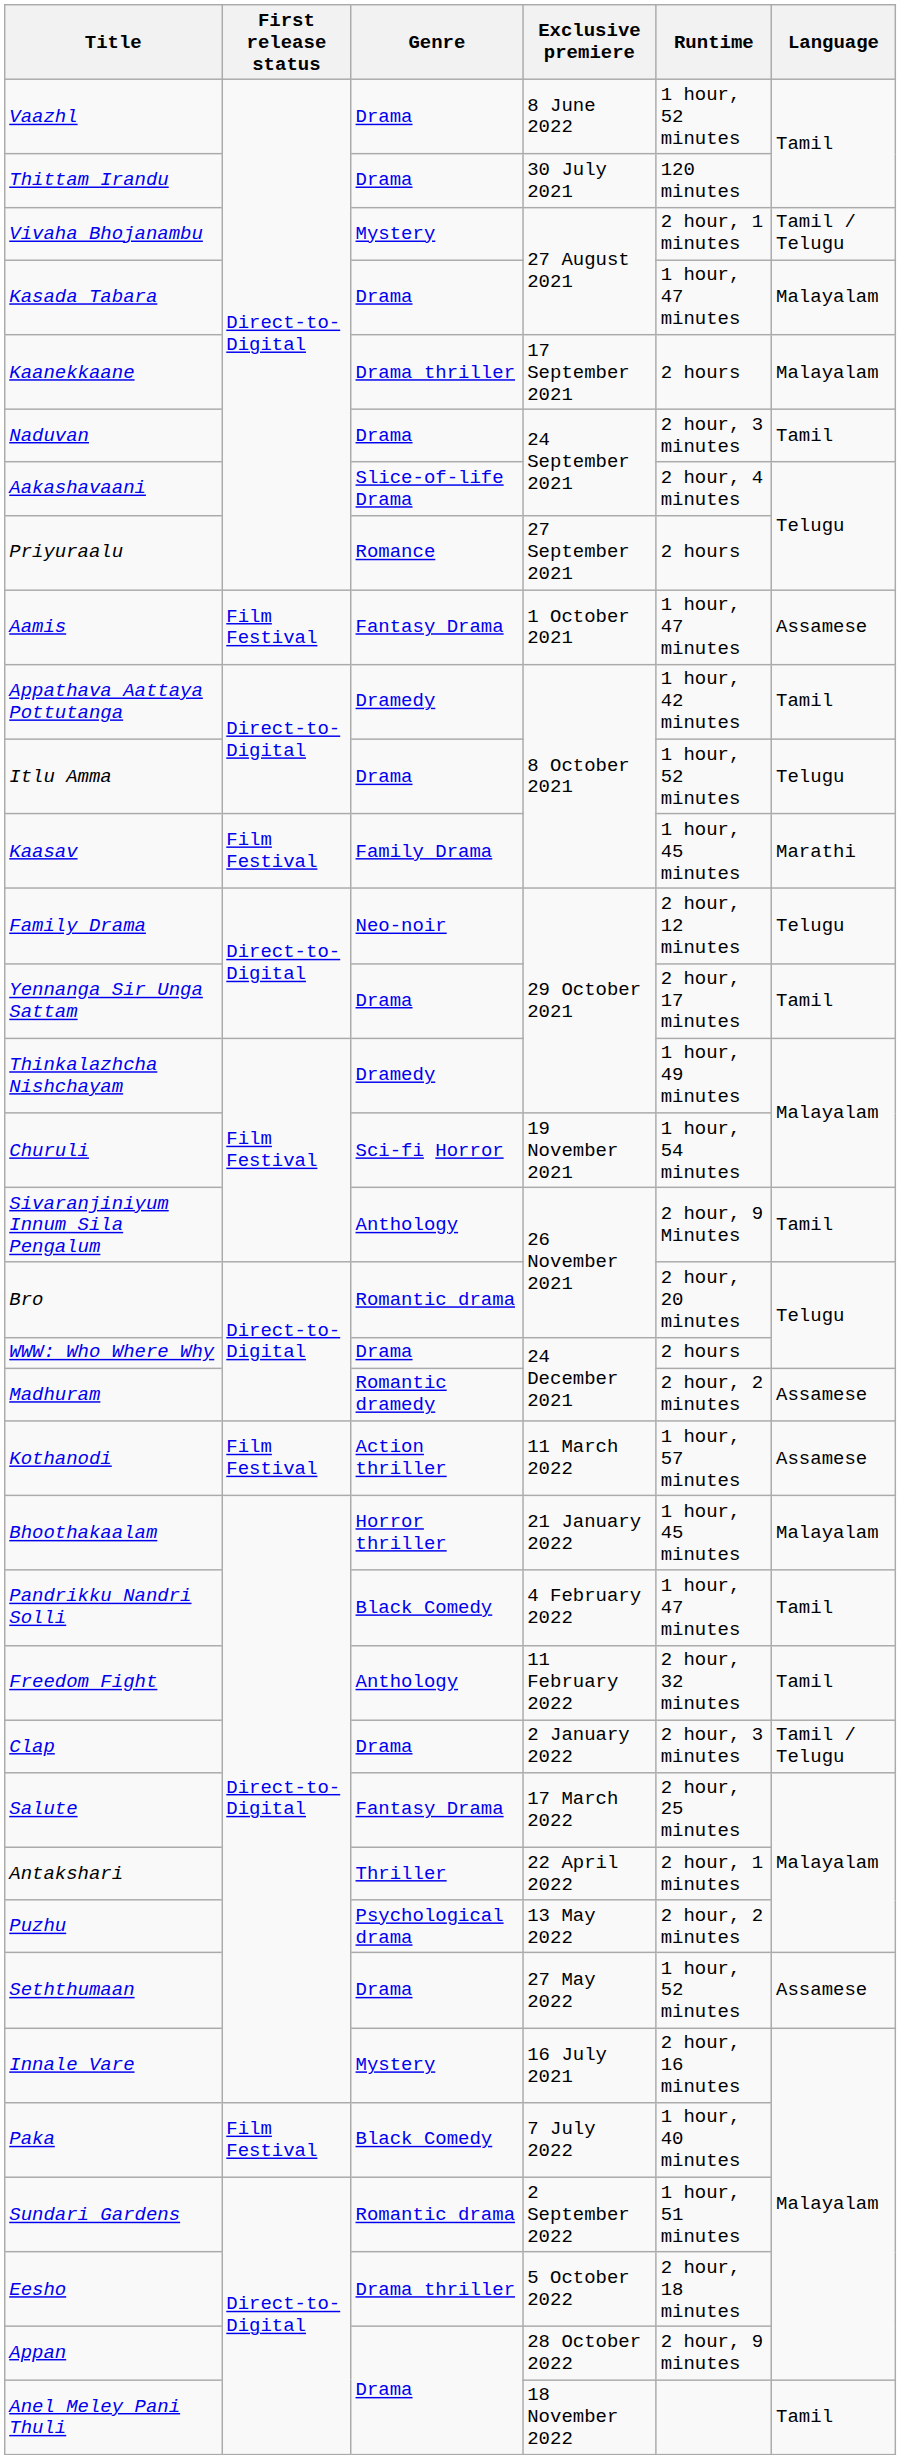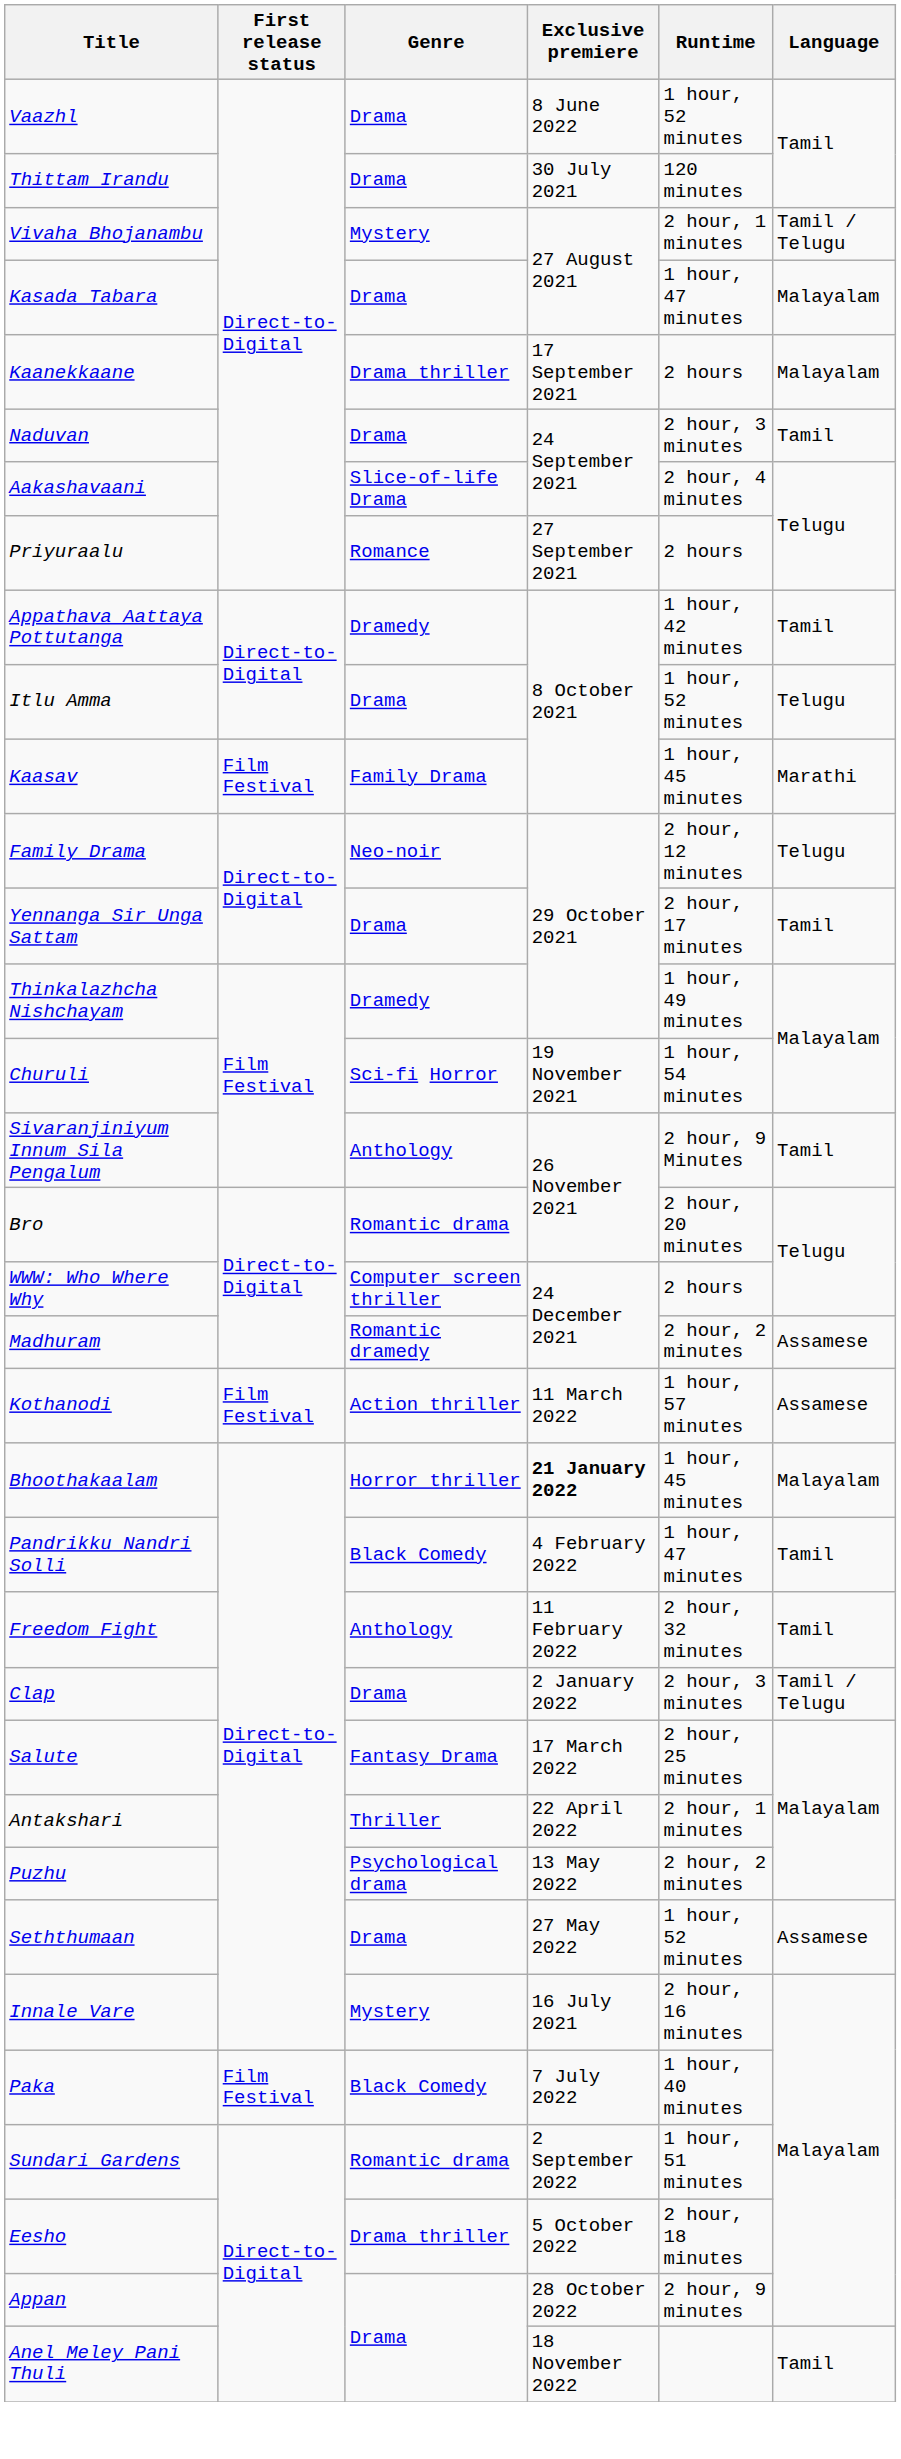- row: (38, 627)
(384, 1353) Drama -> (435, 1289) Computer screen thriller
(584, 1533) normal -> (589, 1480) bold
